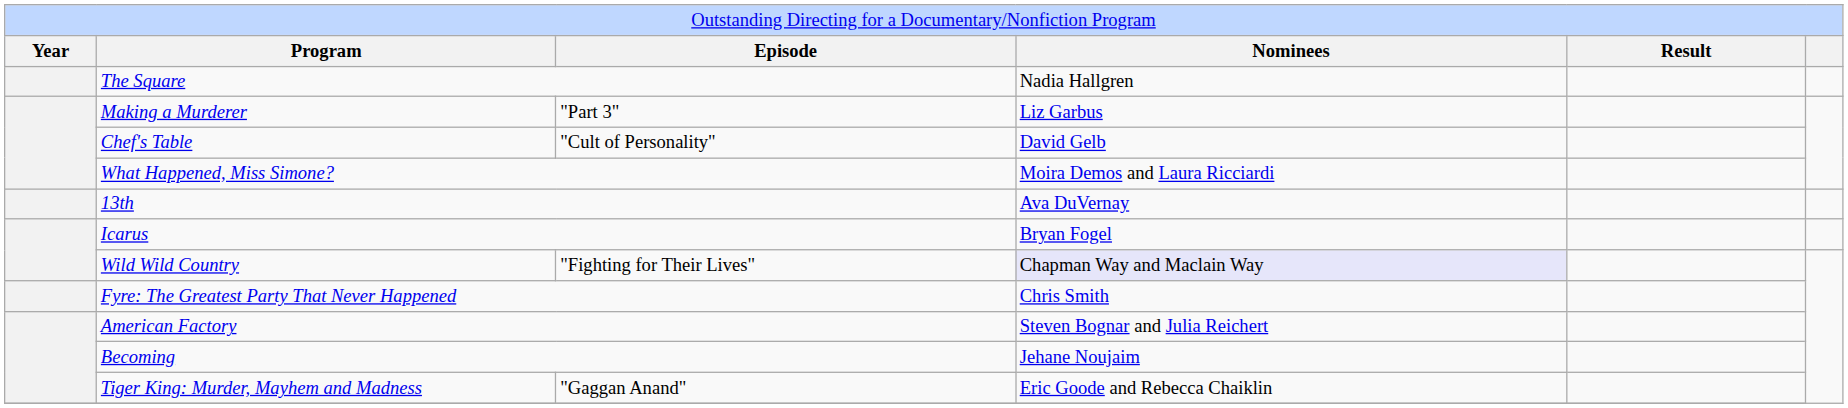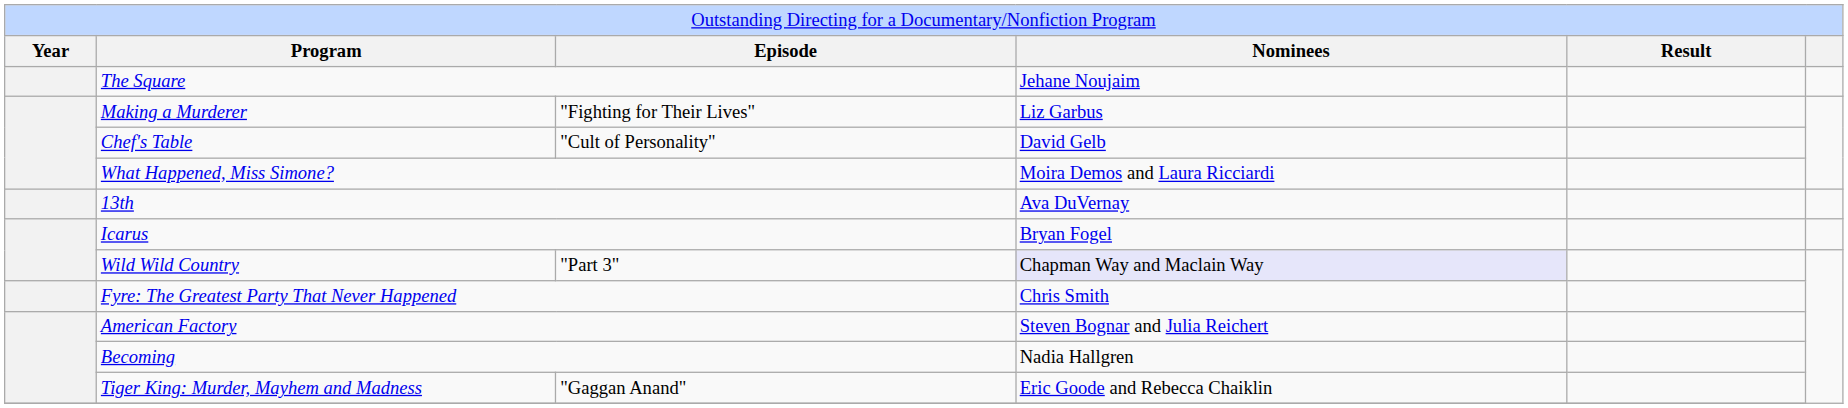(1077, 81) Nadia Hallgren -> (1080, 81) Jehane Noujaim
(590, 112) "Part 3" -> (658, 112) "Fighting for Their Lives"
(658, 265) "Fighting for Their Lives" -> (590, 265) "Part 3"
(1080, 357) Jehane Noujaim -> (1077, 357) Nadia Hallgren
